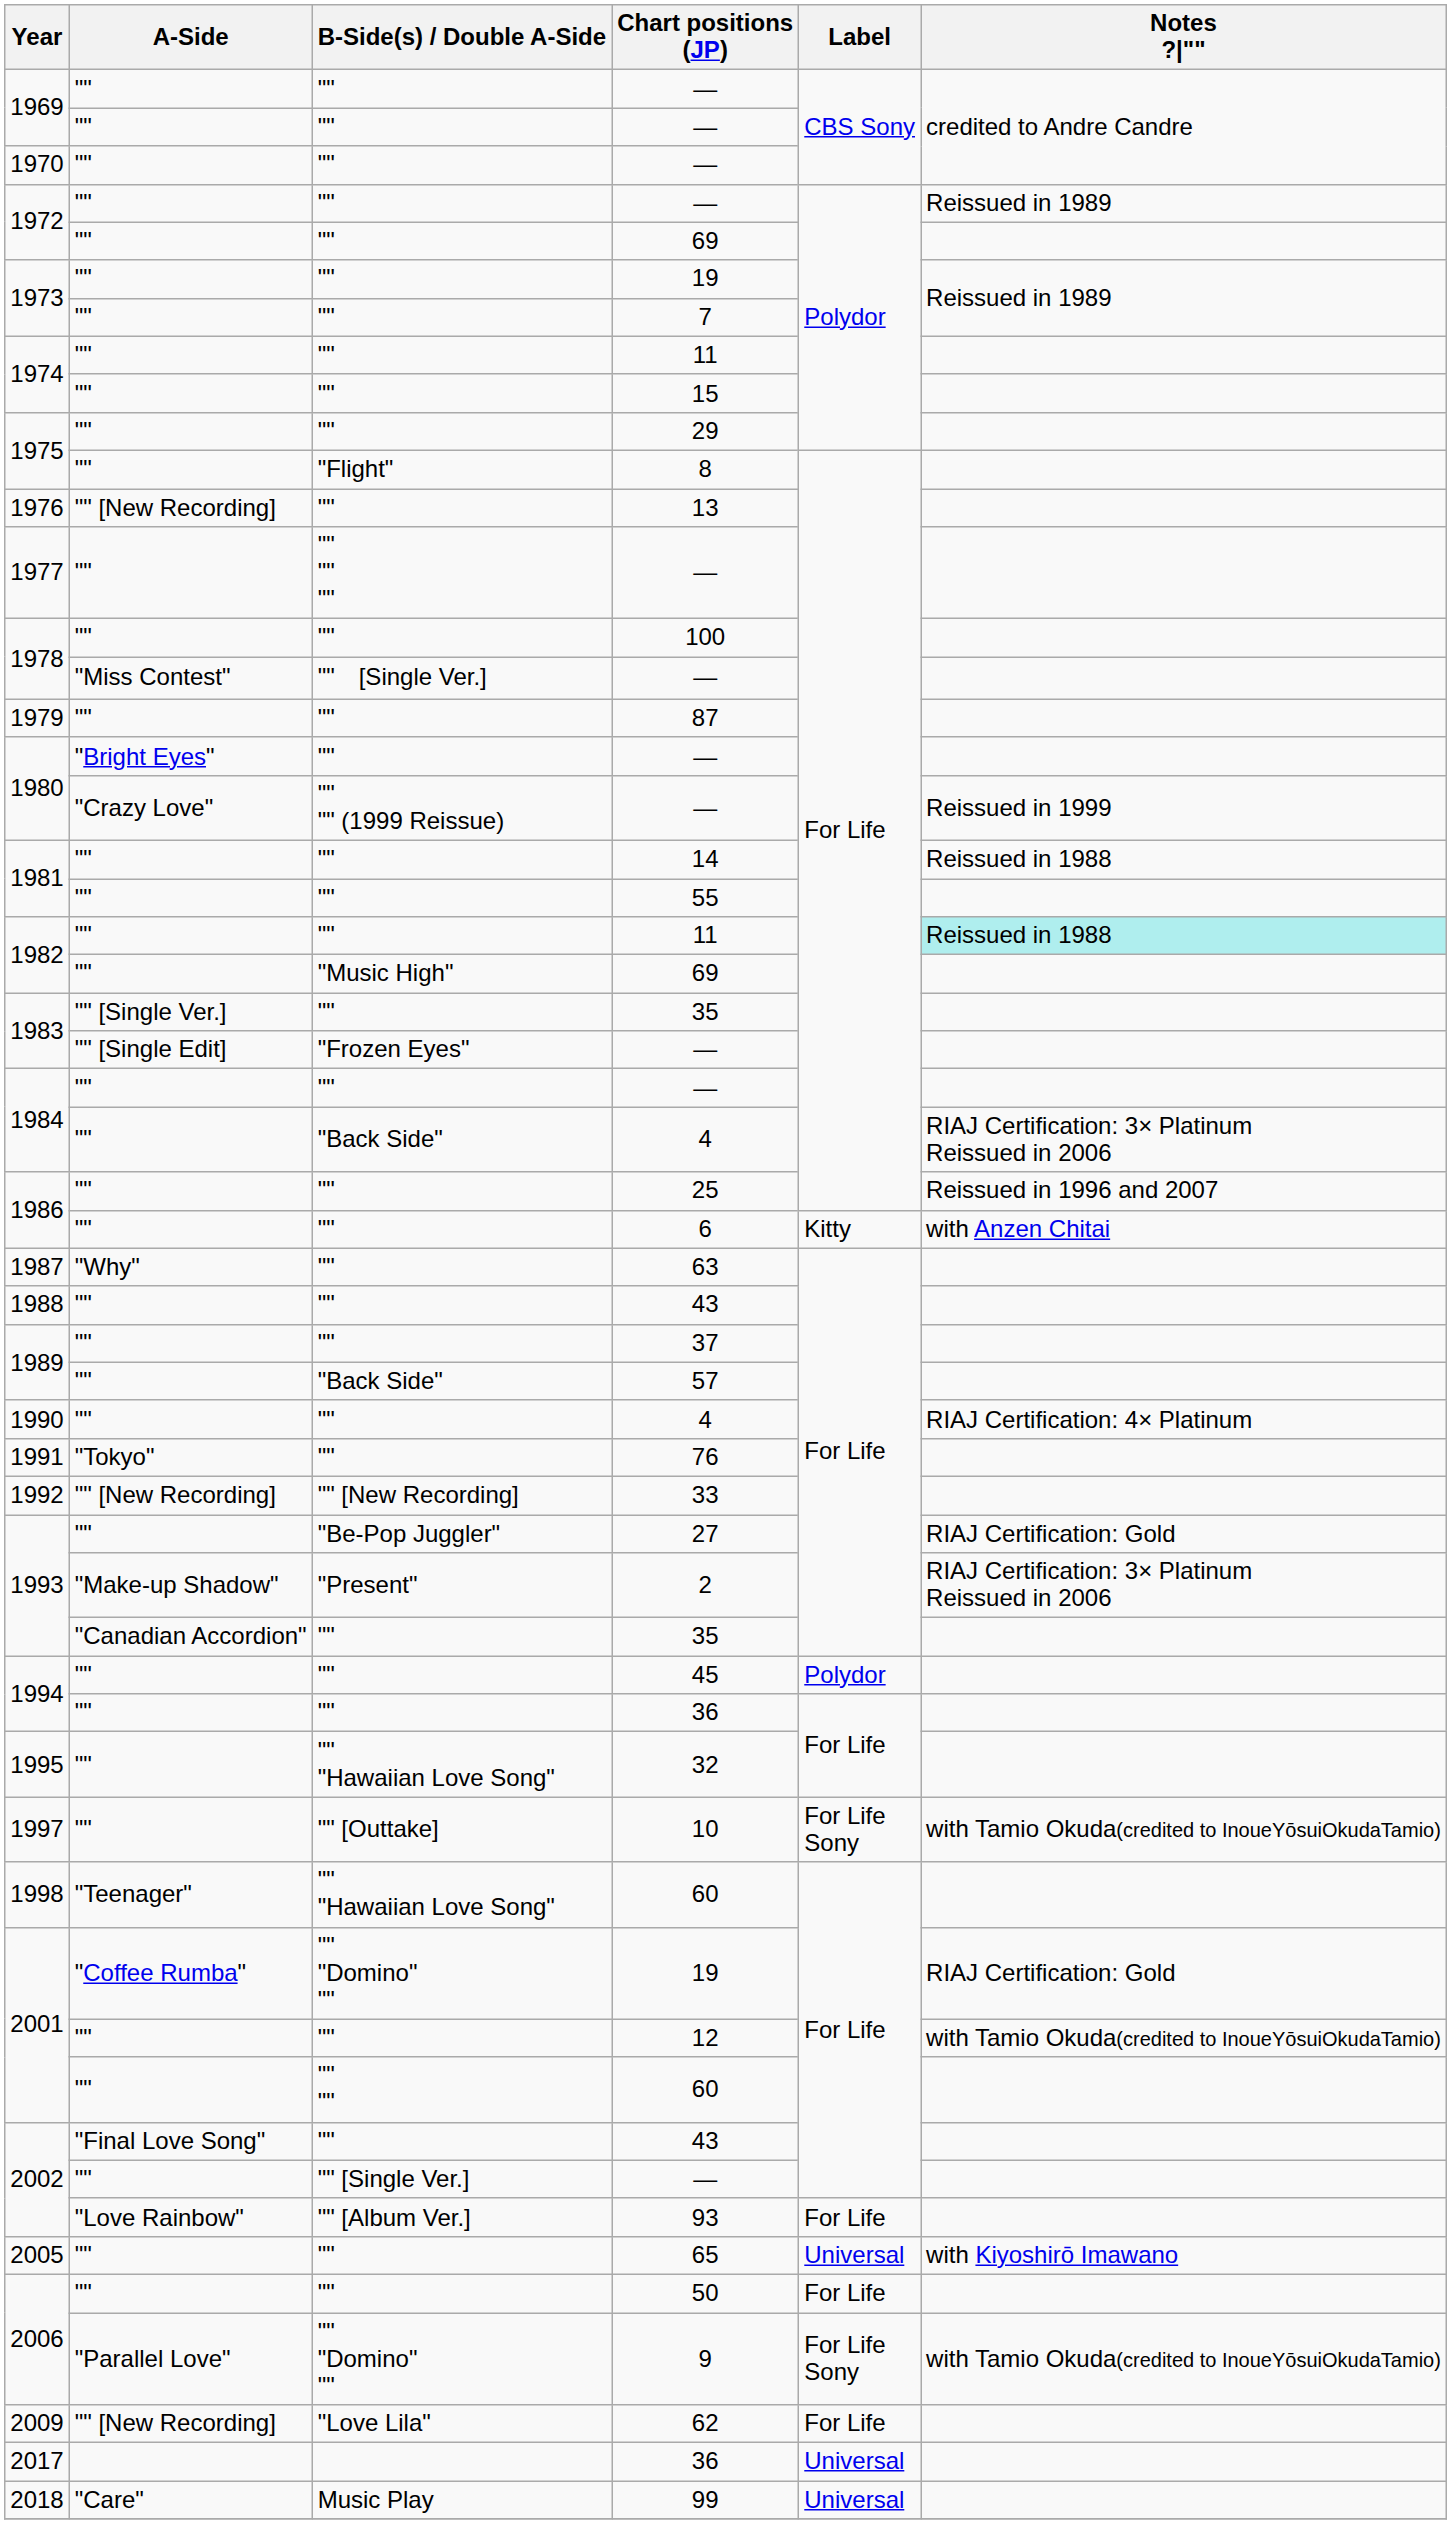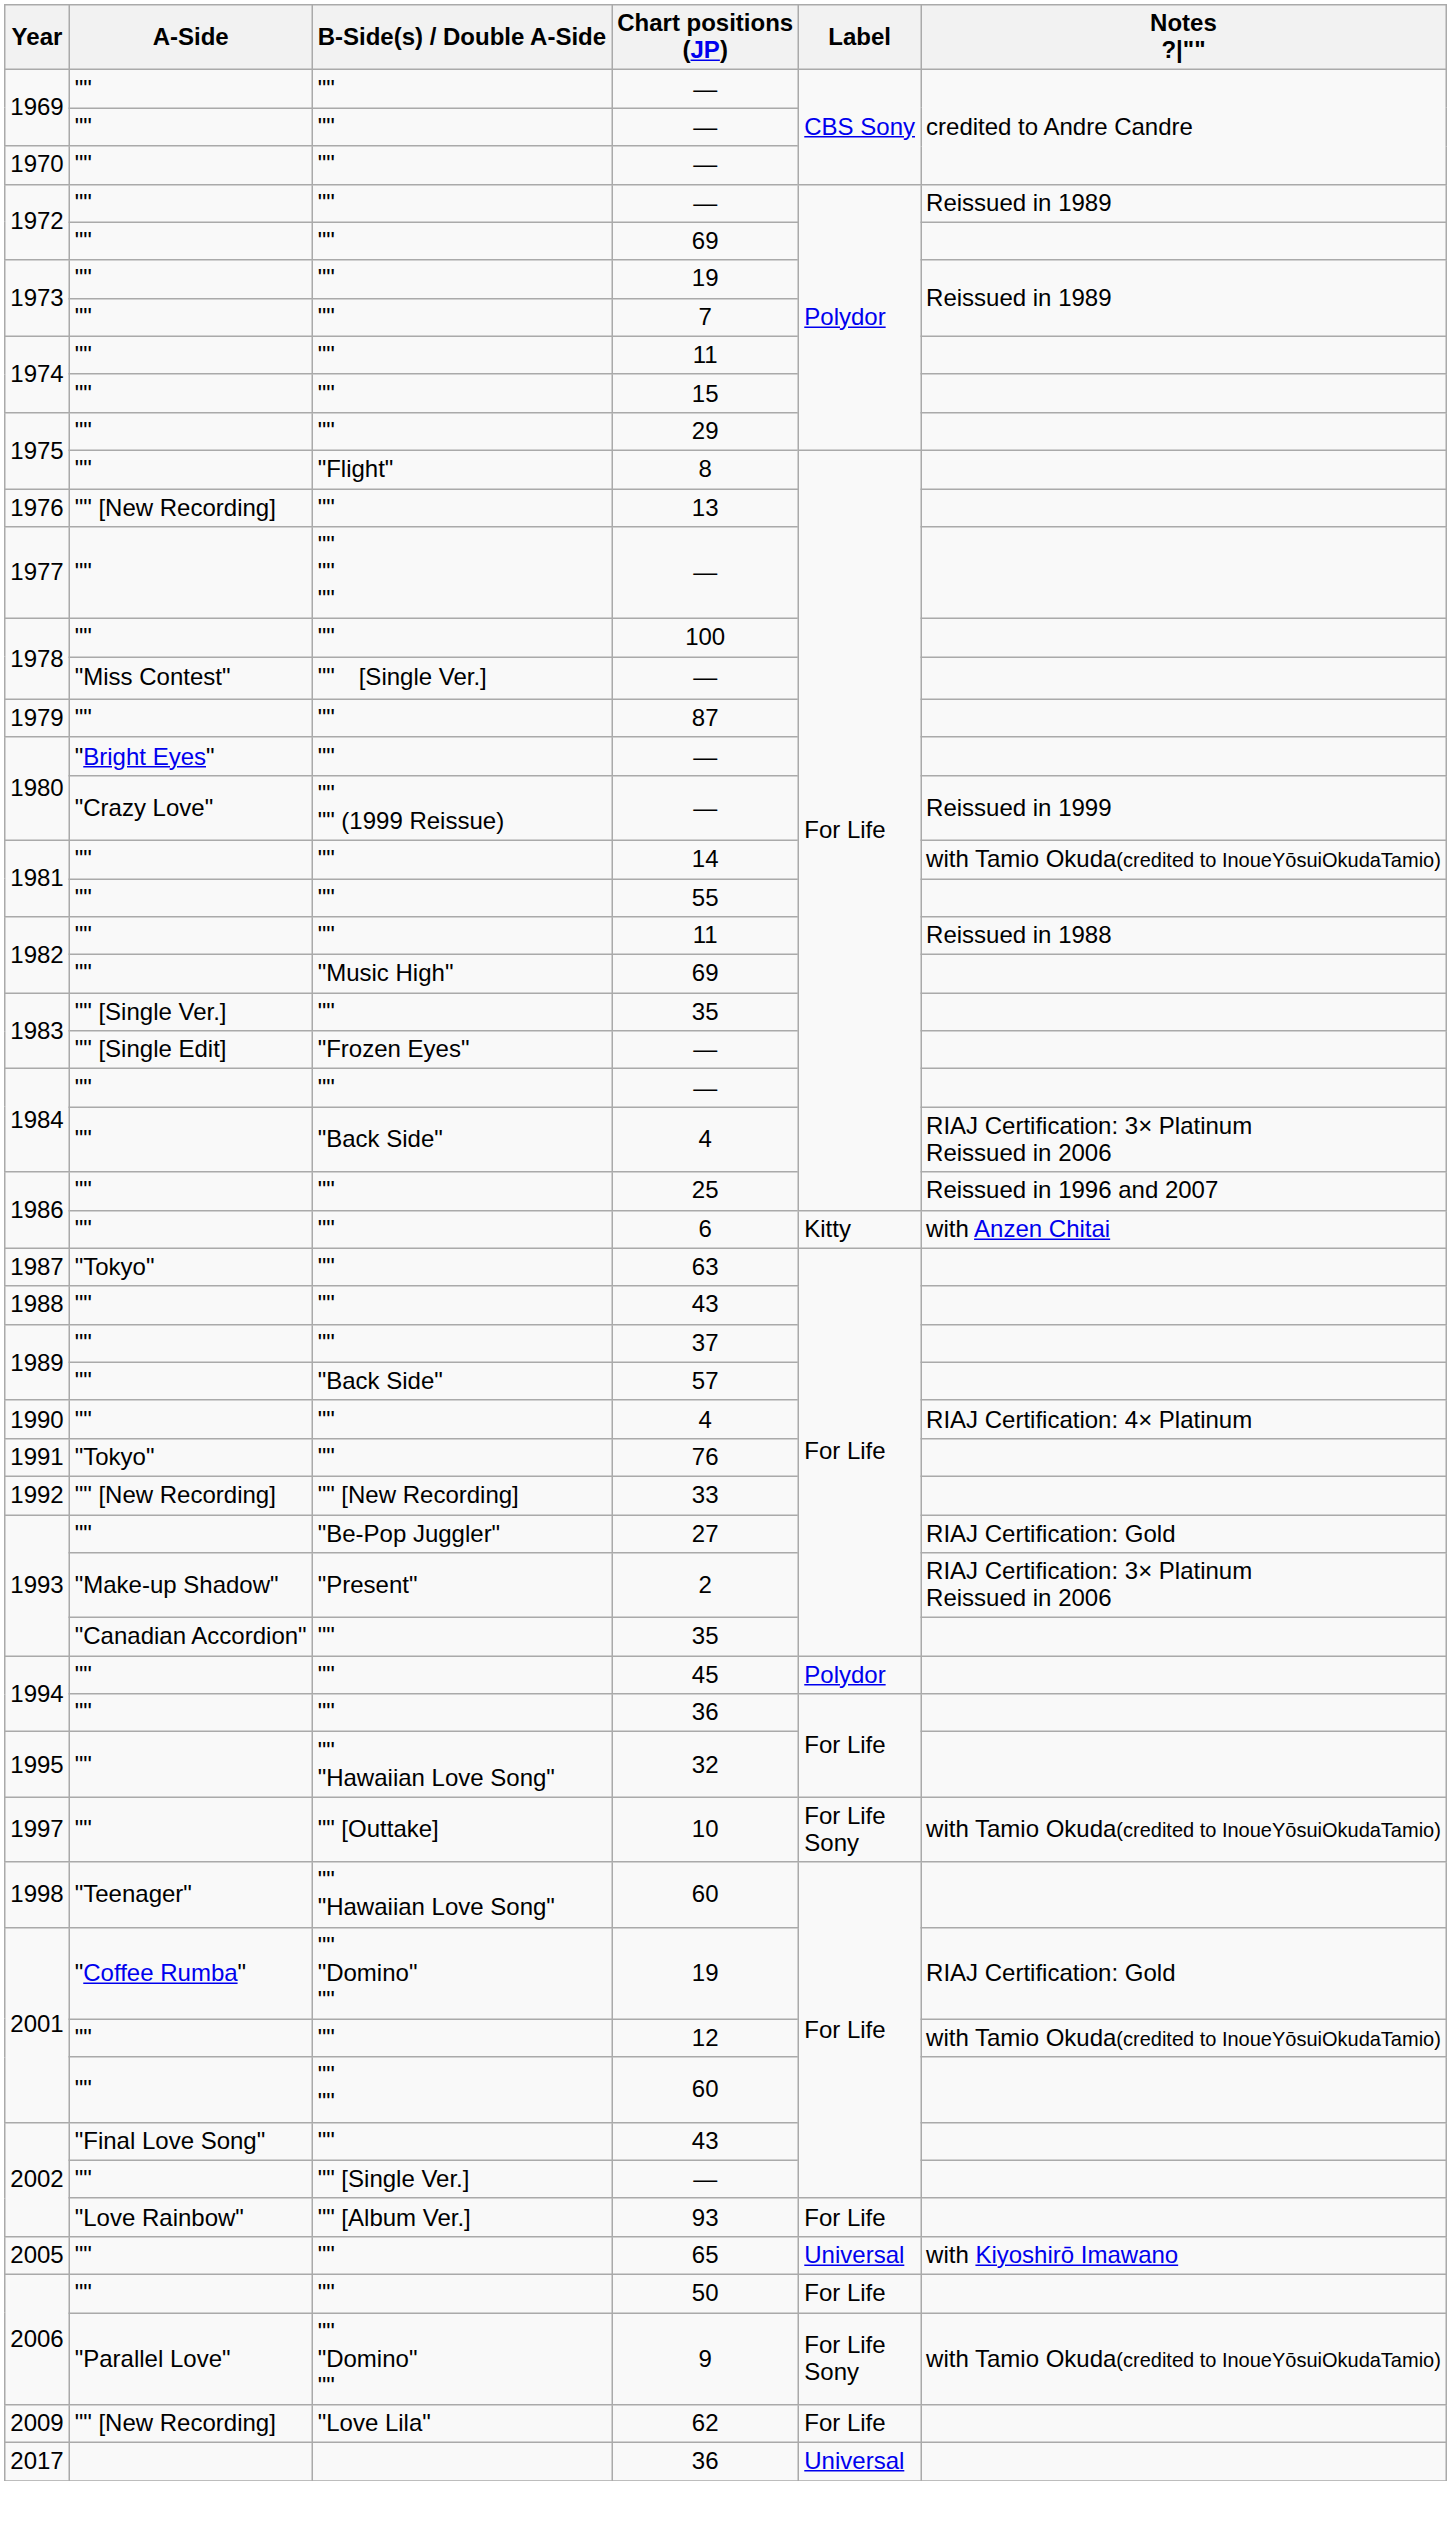(1019, 859) Reissued in 1988 -> (1183, 859) with Tamio Okuda(credited to InoueYōsuiOkudaTamio)
(1019, 935) paleturquoise background -> (1019, 935) no background
(107, 1266) "Why" -> (115, 1266) "Tokyo"
- row: (37, 2499)
